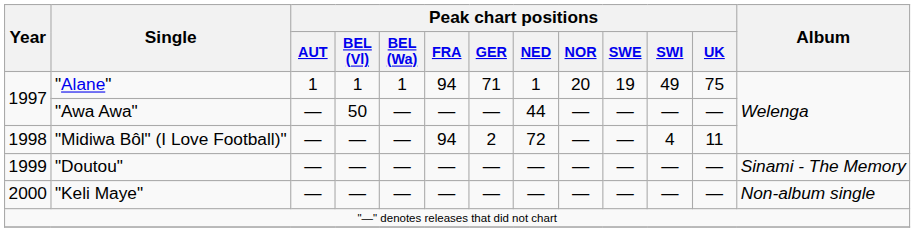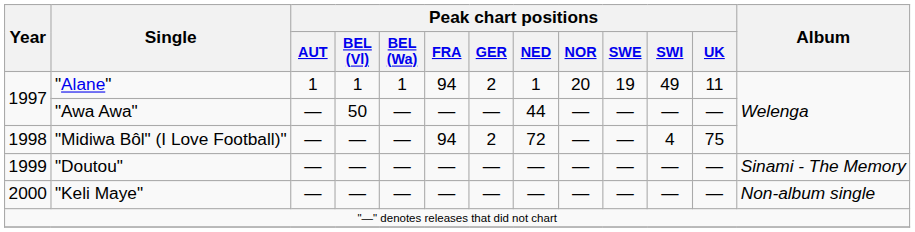(491, 84) 71 -> (491, 84) 2
(714, 84) 75 -> (714, 84) 11
(714, 139) 11 -> (714, 139) 75
